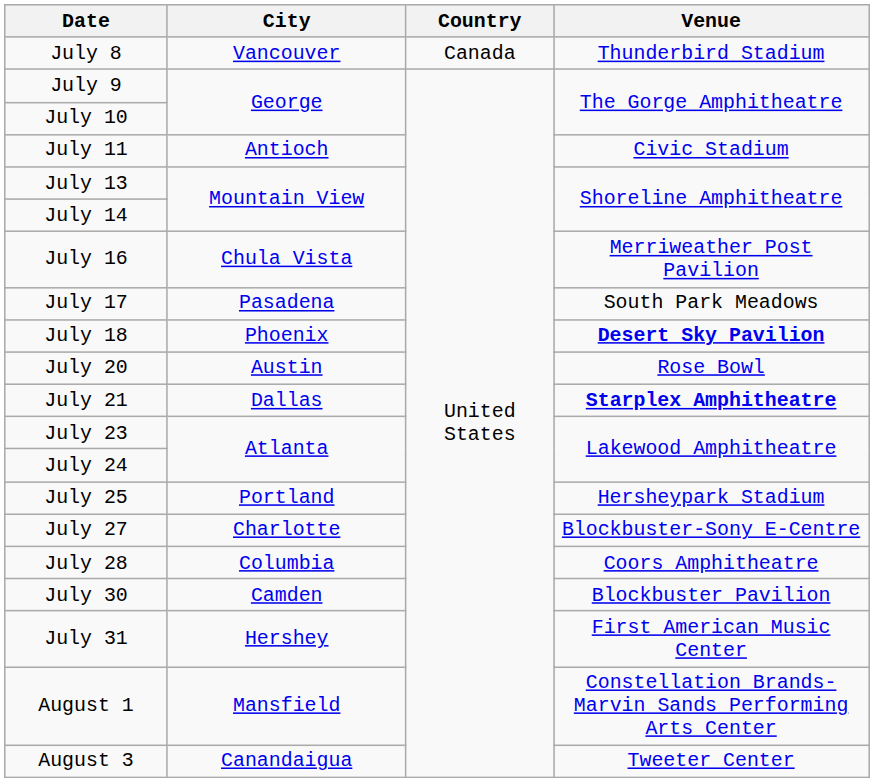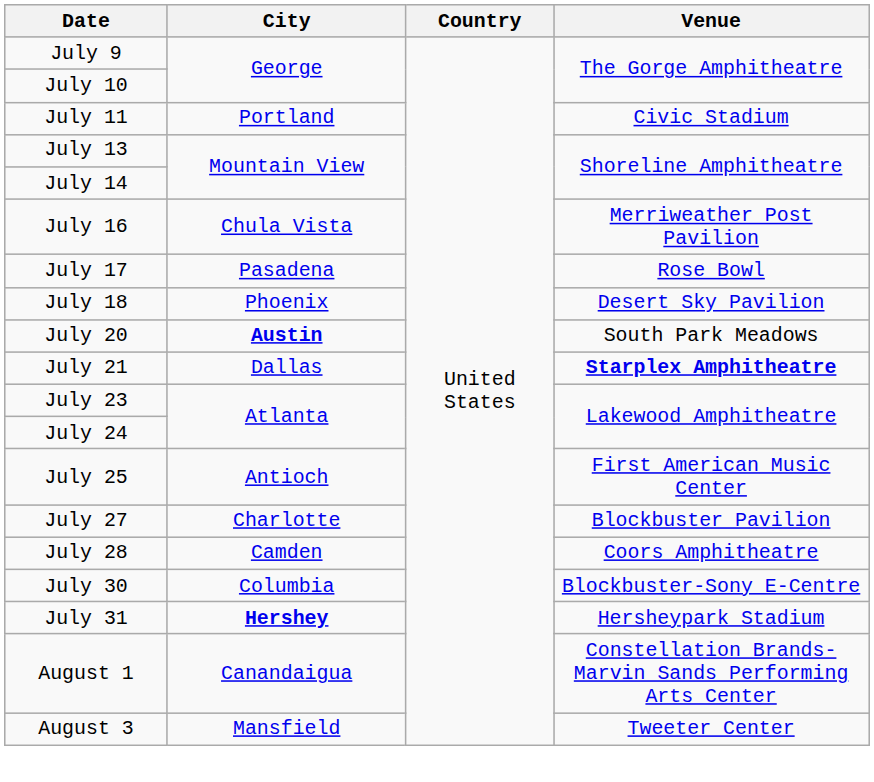- row: (86, 53)
(287, 151) Antioch -> (287, 118) Portland
(711, 303) South Park Meadows -> (711, 271) Rose Bowl
(711, 336) bold -> (711, 303) normal
(287, 368) normal -> (287, 336) bold
(711, 368) Rose Bowl -> (711, 336) South Park Meadows
(287, 498) Portland -> (287, 477) Antioch
(711, 498) Hersheypark Stadium -> (711, 477) First American Music Center
(711, 530) Blockbuster-Sony E-Centre -> (711, 521) Blockbuster Pavilion
(287, 563) Columbia -> (287, 553) Camden
(287, 595) Camden -> (287, 586) Columbia
(711, 595) Blockbuster Pavilion -> (711, 586) Blockbuster-Sony E-Centre
(287, 639) normal -> (287, 618) bold
(711, 639) First American Music Center -> (711, 618) Hersheypark Stadium
(287, 706) Mansfield -> (287, 673) Canandaigua
(287, 761) Canandaigua -> (287, 729) Mansfield
